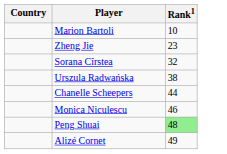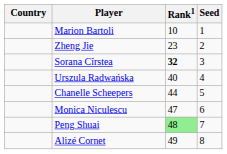+ column: (209, 13)
(173, 62) normal -> (173, 62) bold
(173, 77) 38 -> (173, 77) 40
(173, 109) 46 -> (173, 109) 47
